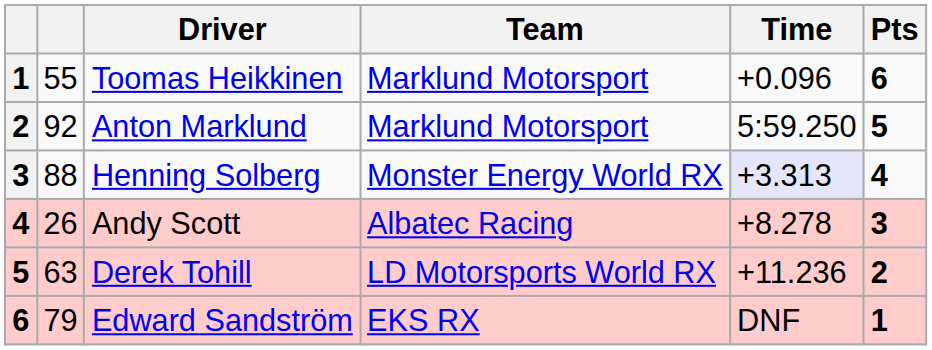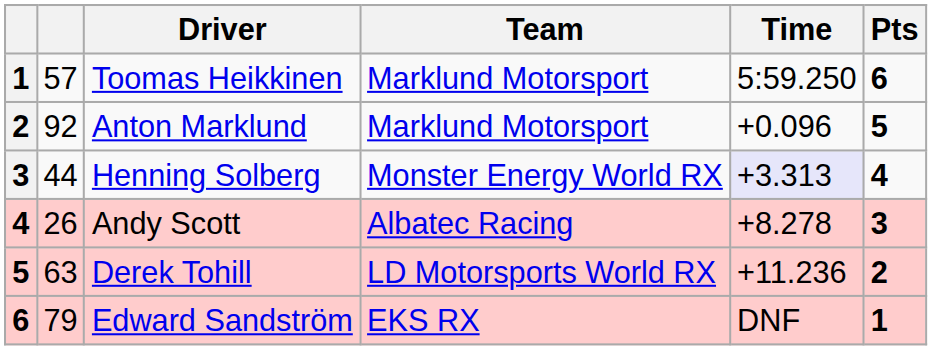(61, 78) 55 -> (61, 78) 57
(784, 78) +0.096 -> (797, 78) 5:59.250
(797, 127) 5:59.250 -> (784, 127) +0.096
(61, 175) 88 -> (61, 175) 44
